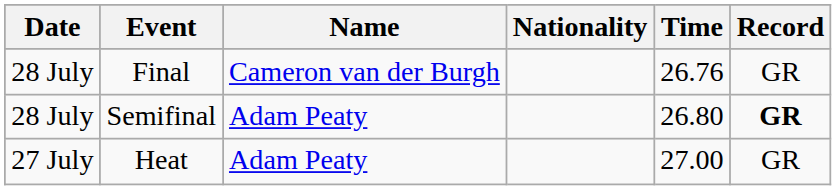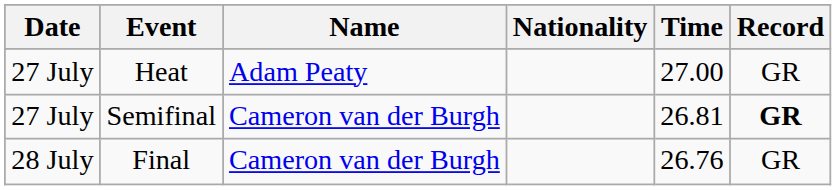rows swapped: (161, 160) <-> (161, 71)
(52, 116) 28 July -> (52, 116) 27 July
(298, 116) Adam Peaty -> (364, 116) Cameron van der Burgh
(692, 116) 26.80 -> (692, 116) 26.81
